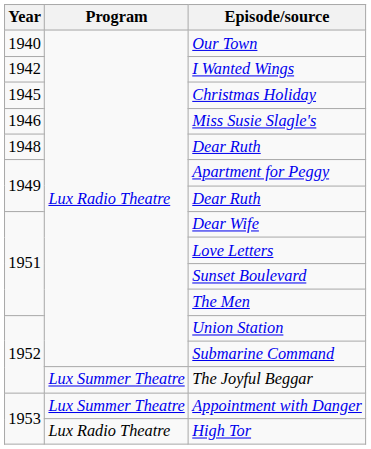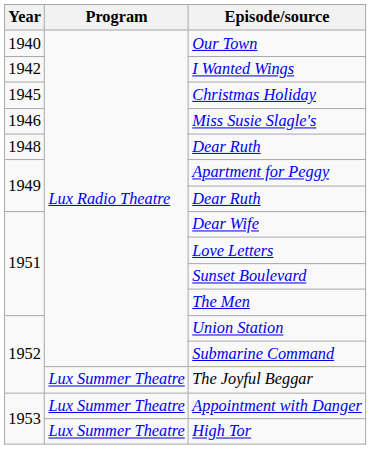(109, 431) Lux Radio Theatre -> (117, 431) Lux Summer Theatre
